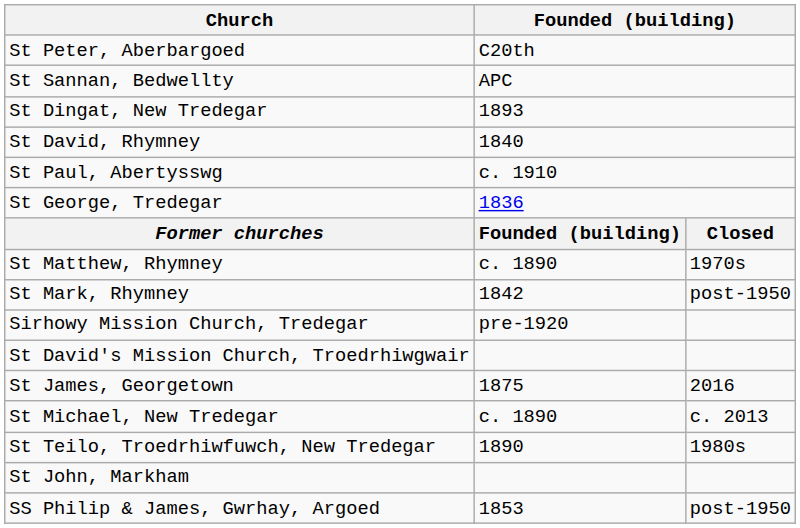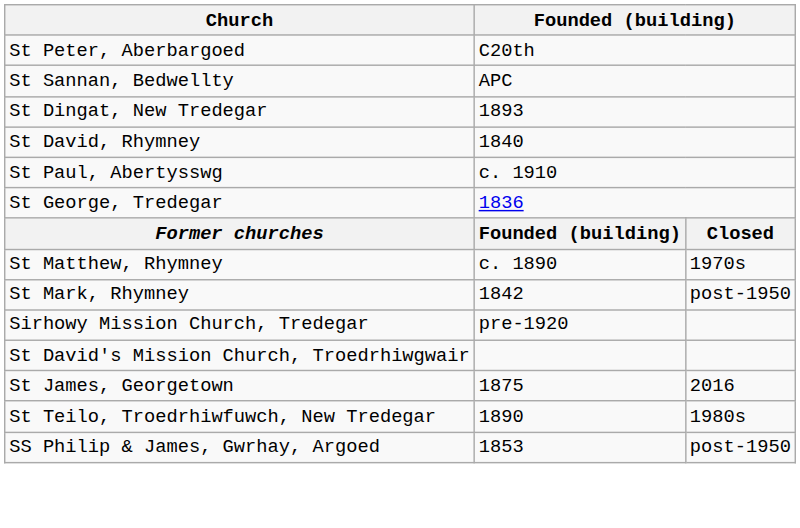- row: (144, 417)
- row: (99, 478)
